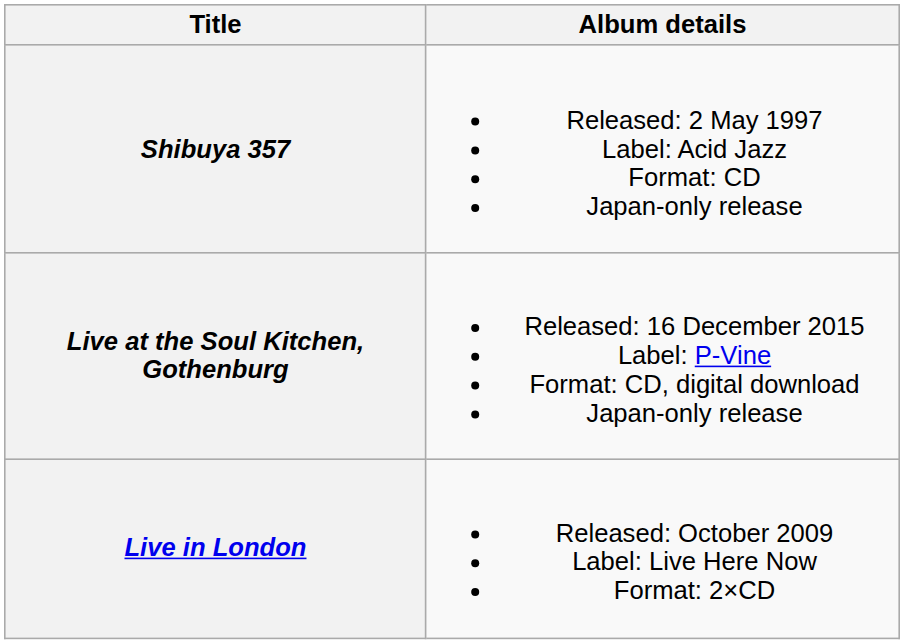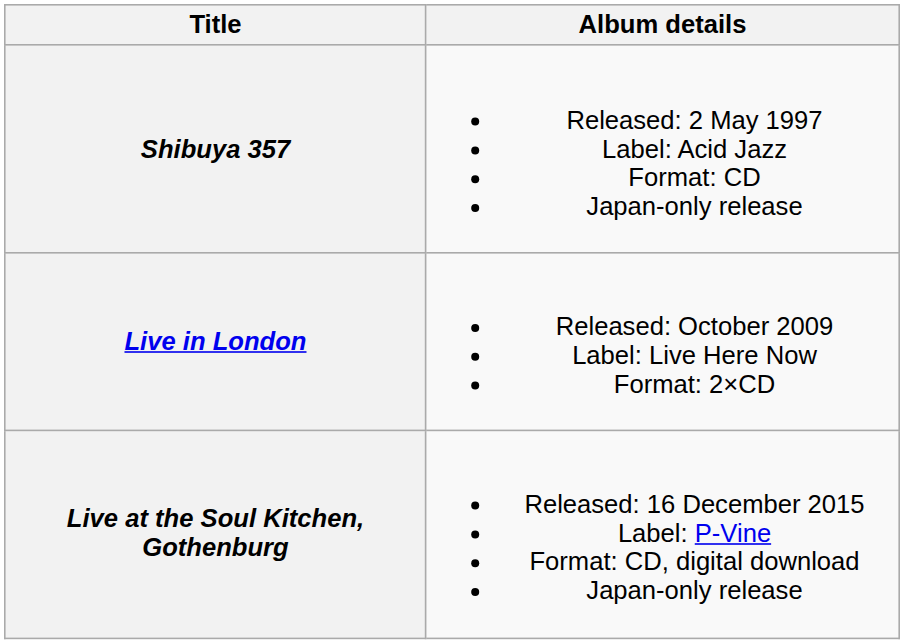rows swapped: (215, 548) <-> (215, 355)
